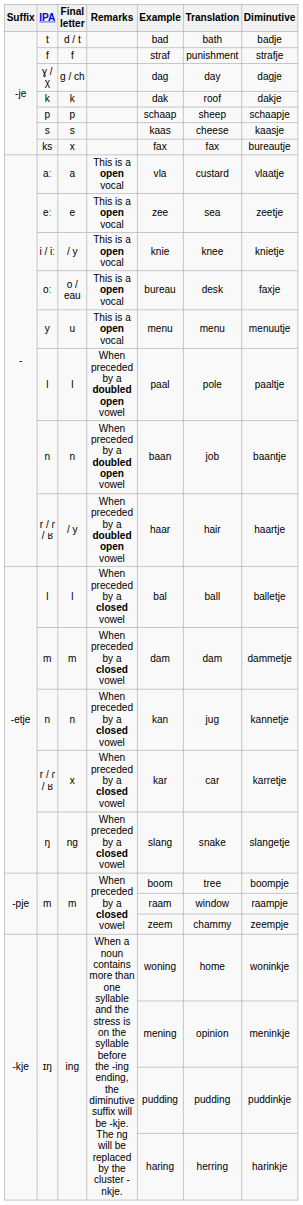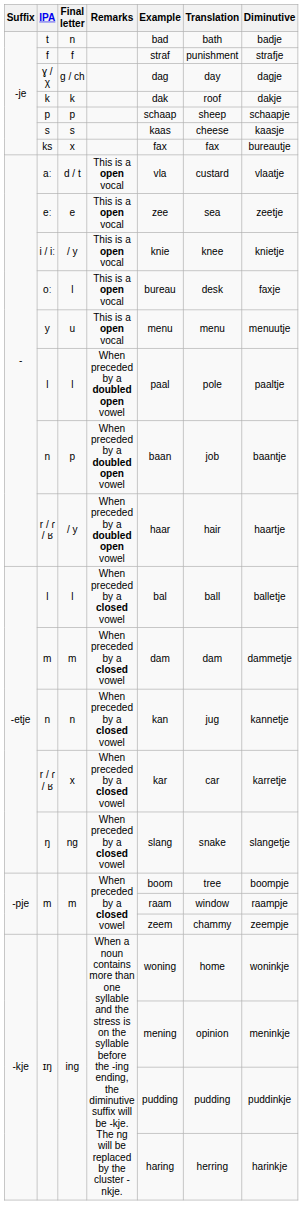(72, 39) d / t -> (72, 39) n
(72, 174) a -> (72, 174) d / t
(72, 290) o / eau -> (72, 290) l
(72, 457) n -> (72, 457) p
